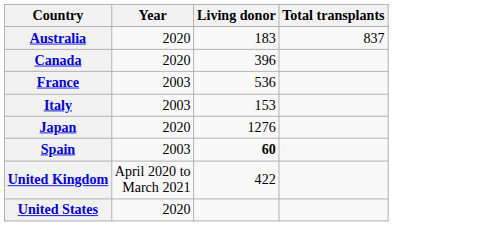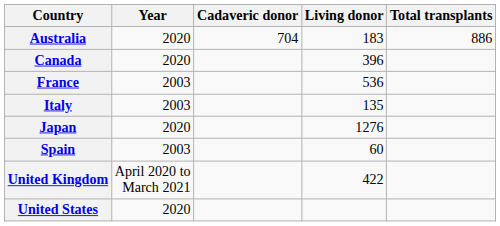+ column: (248, 15)
(374, 37) 837 -> (482, 37) 886
(265, 104) 153 -> (373, 104) 135
(269, 149) bold -> (376, 149) normal
